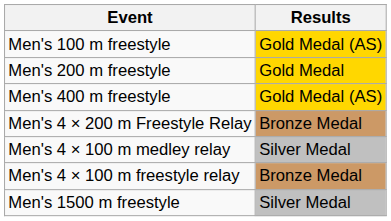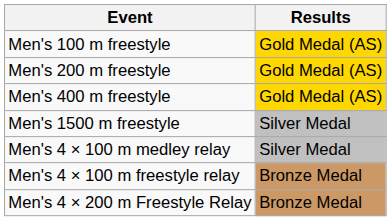(302, 70) Gold Medal -> (321, 70) Gold Medal (AS)
rows swapped: (94, 202) <-> (130, 123)
